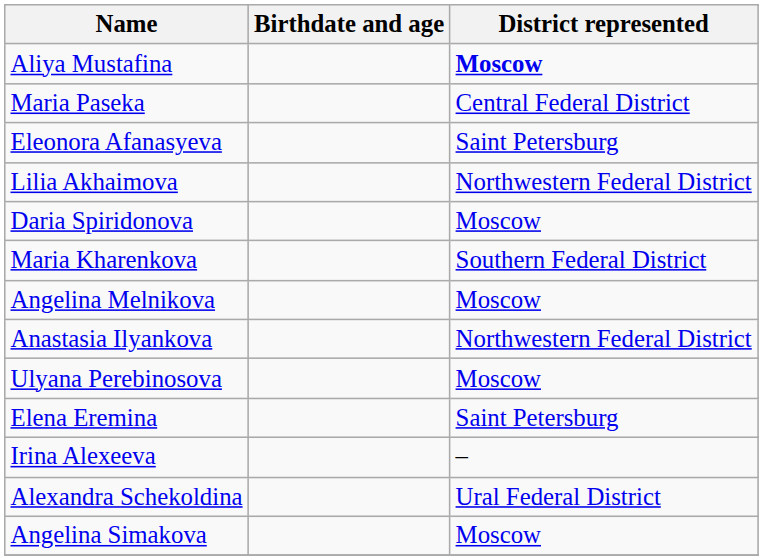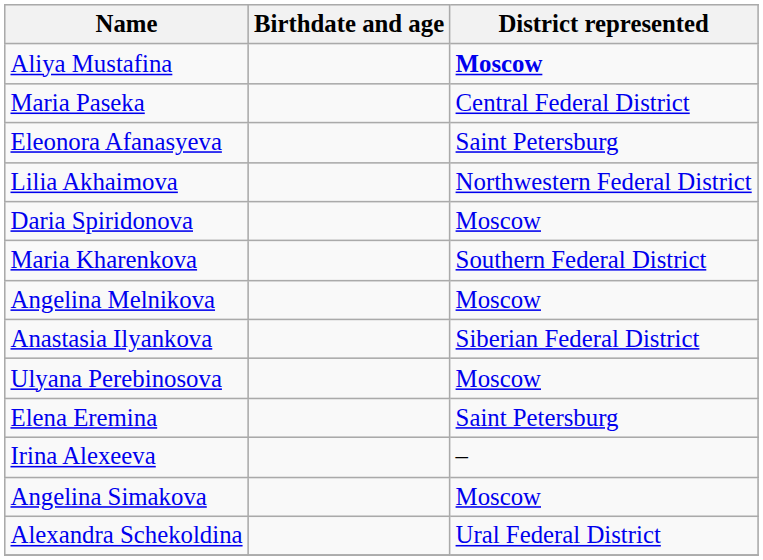(604, 338) Northwestern Federal District -> (577, 338) Siberian Federal District
rows swapped: (127, 496) <-> (109, 535)
